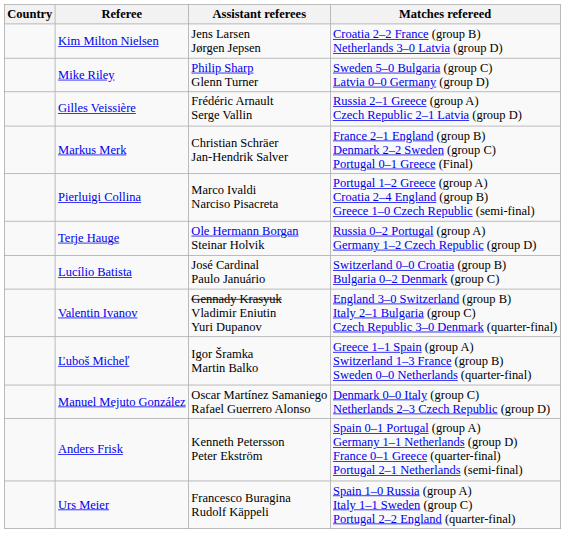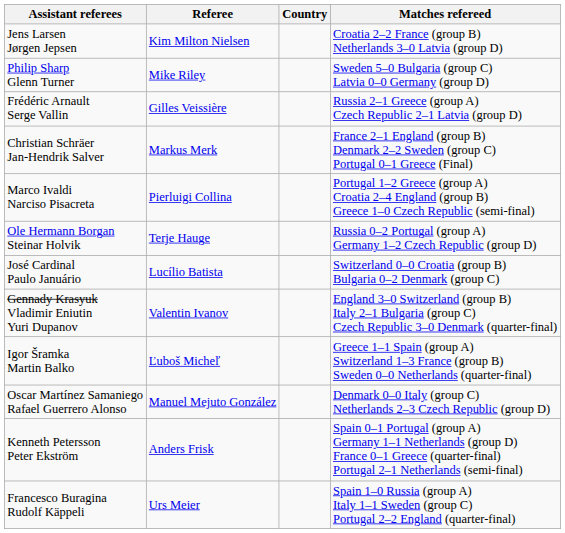columns swapped: (30, 14) <-> (259, 14)
